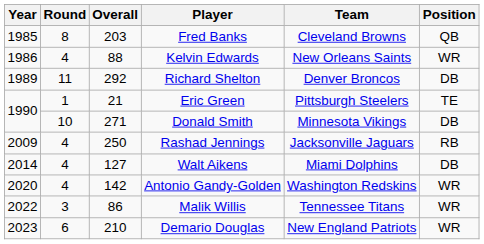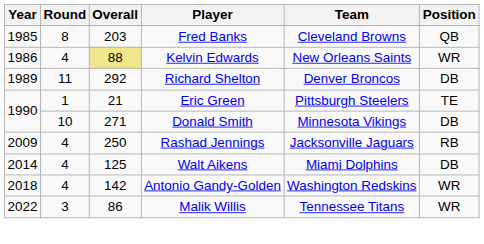(115, 57) no background -> (115, 57) khaki background
(115, 164) 127 -> (115, 164) 125
(22, 185) 2020 -> (22, 185) 2018
- row: (212, 228)
